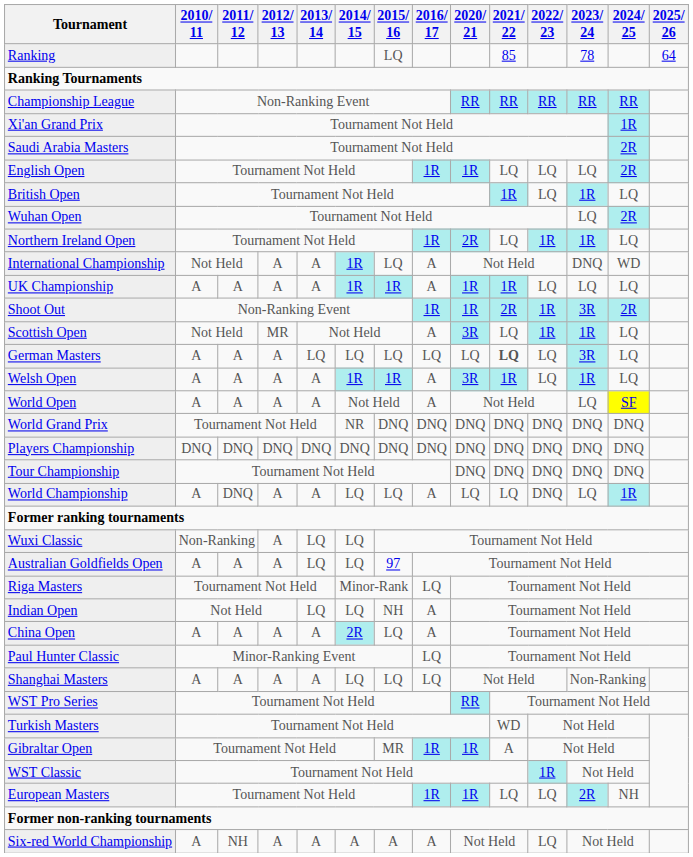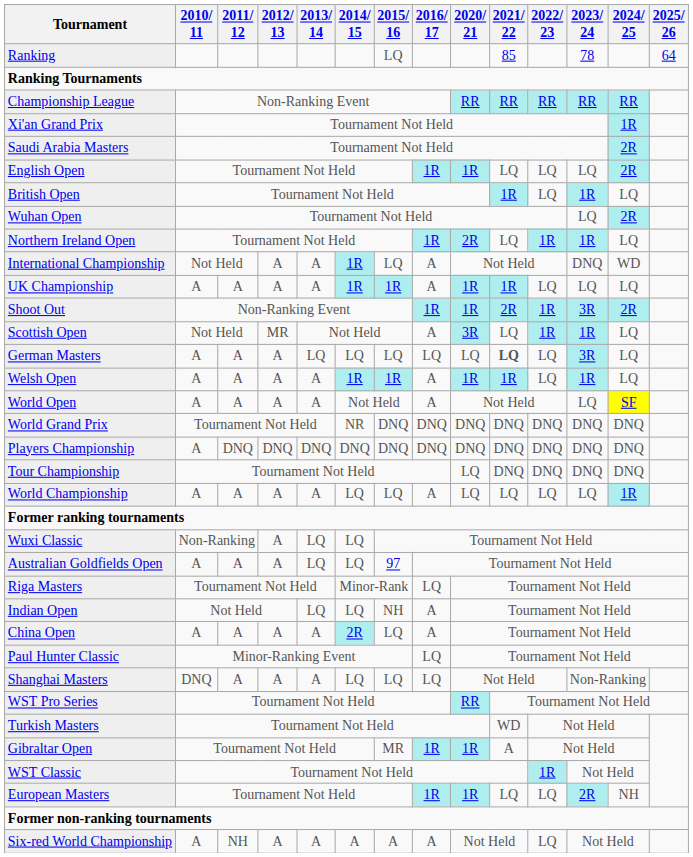(470, 378) 3R -> (470, 378) 1R
(196, 448) DNQ -> (196, 448) A
(470, 471) DNQ -> (470, 471) LQ
(238, 494) DNQ -> (238, 494) A
(547, 494) DNQ -> (547, 494) LQ
(196, 679) A -> (196, 679) DNQ
